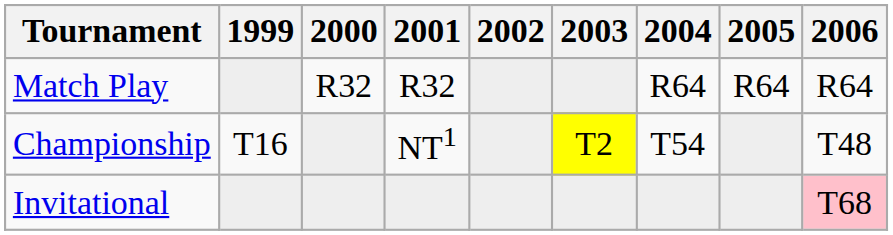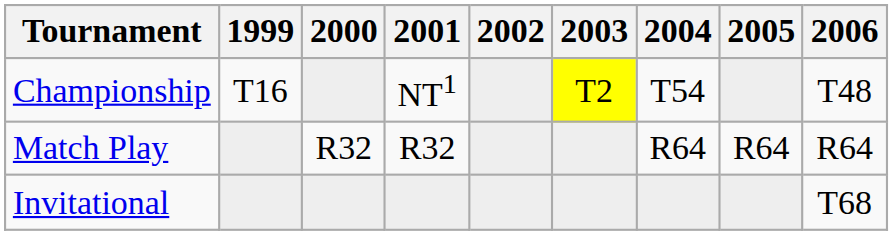rows swapped: (91, 85) <-> (112, 143)
(845, 201) pink background -> (845, 201) no background
